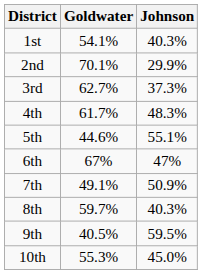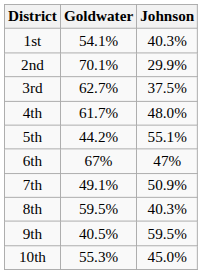(167, 88) 37.3% -> (167, 88) 37.5%
(167, 112) 48.3% -> (167, 112) 48.0%
(99, 137) 44.6% -> (99, 137) 44.2%
(99, 209) 59.7% -> (99, 209) 59.5%
